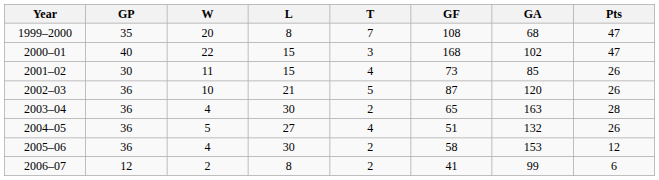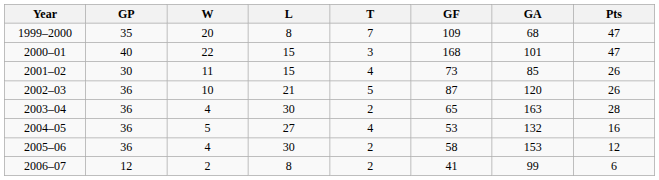(451, 33) 108 -> (451, 33) 109
(533, 52) 102 -> (533, 52) 101
(451, 128) 51 -> (451, 128) 53
(614, 128) 26 -> (614, 128) 16
